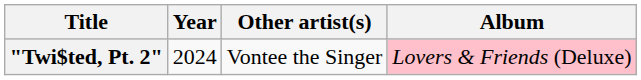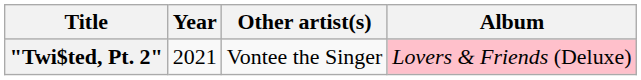(195, 56) 2024 -> (195, 56) 2021
